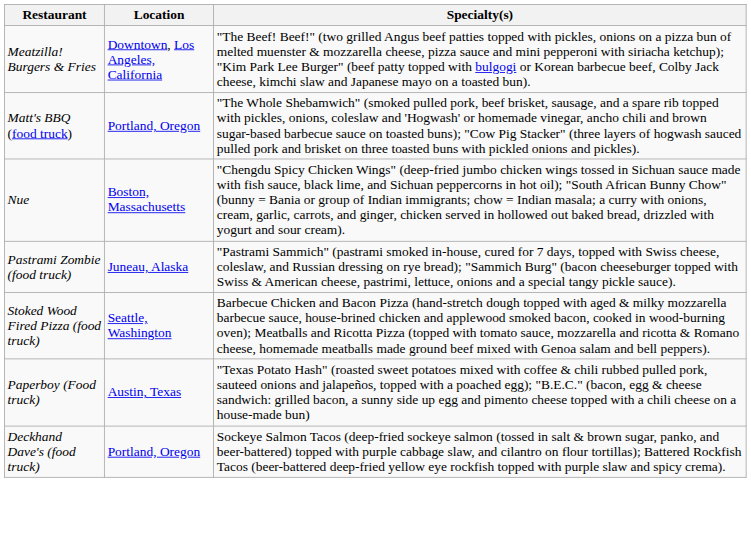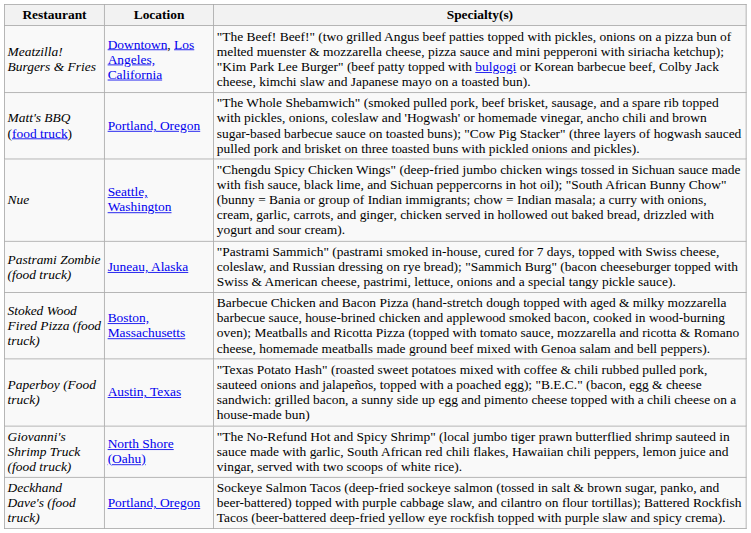(146, 200) Boston, Massachusetts -> (140, 200) Seattle, Washington
(140, 325) Seattle, Washington -> (146, 325) Boston, Massachusetts
+ row: (44, 451)
